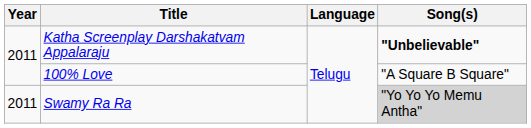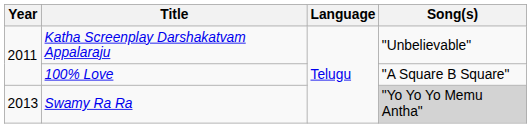(430, 44) bold -> (426, 44) normal
(22, 104) 2011 -> (23, 104) 2013
